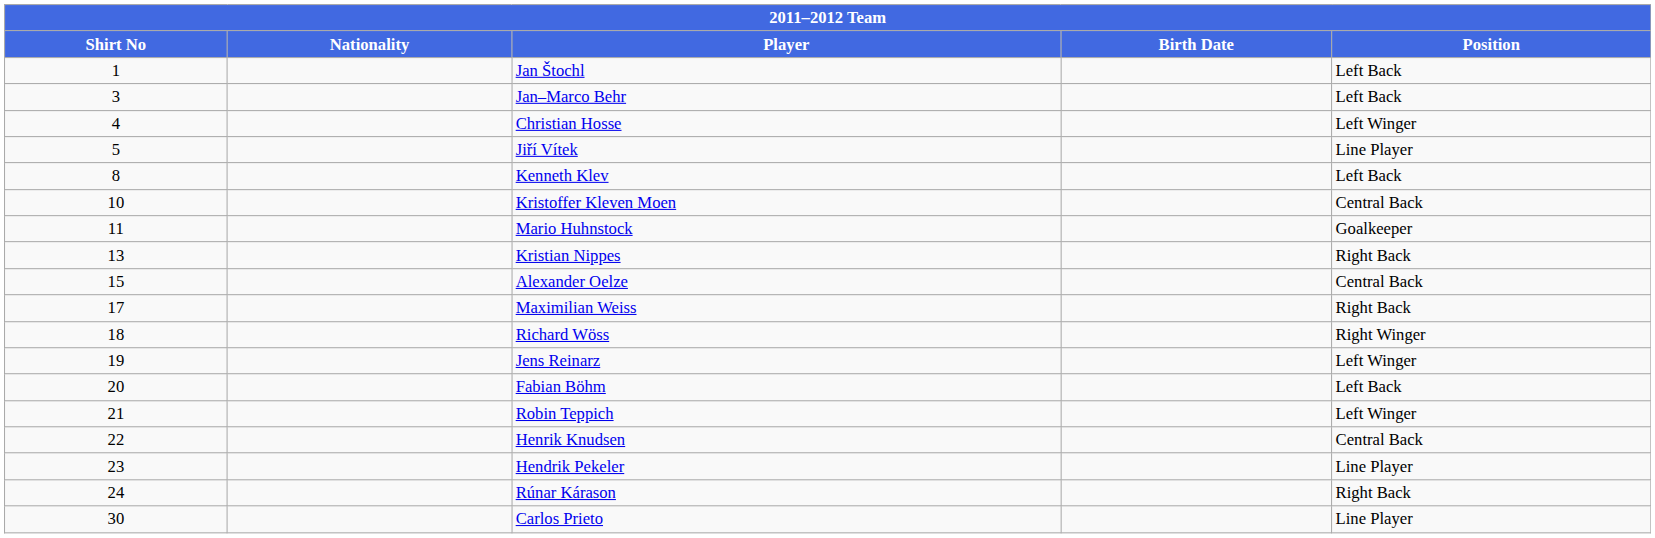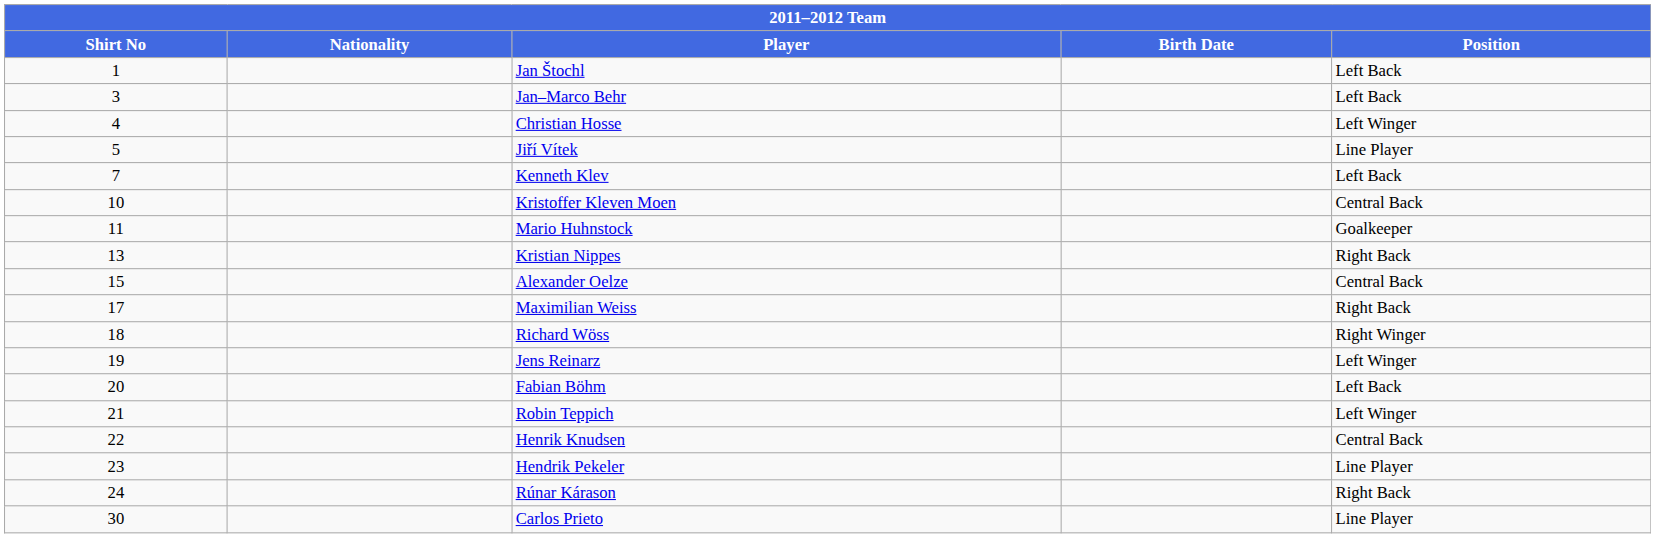(116, 176) 8 -> (116, 176) 7
